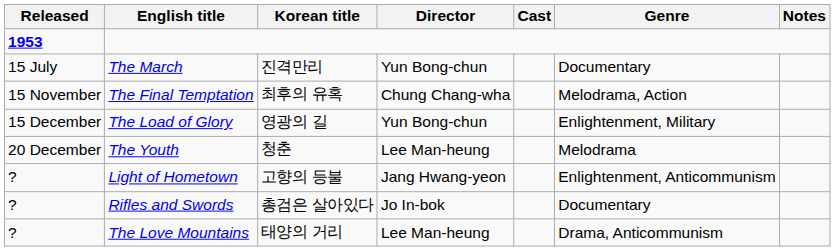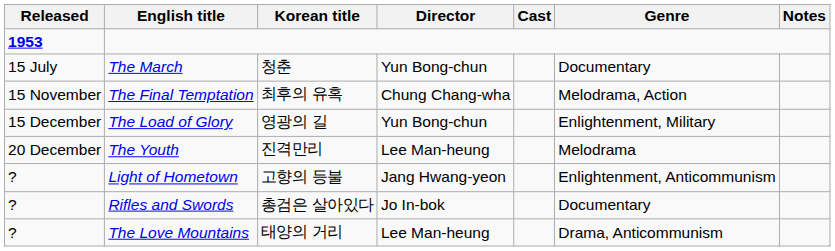(292, 67) 진격만리 -> (276, 67) 청춘
(276, 149) 청춘 -> (292, 149) 진격만리
